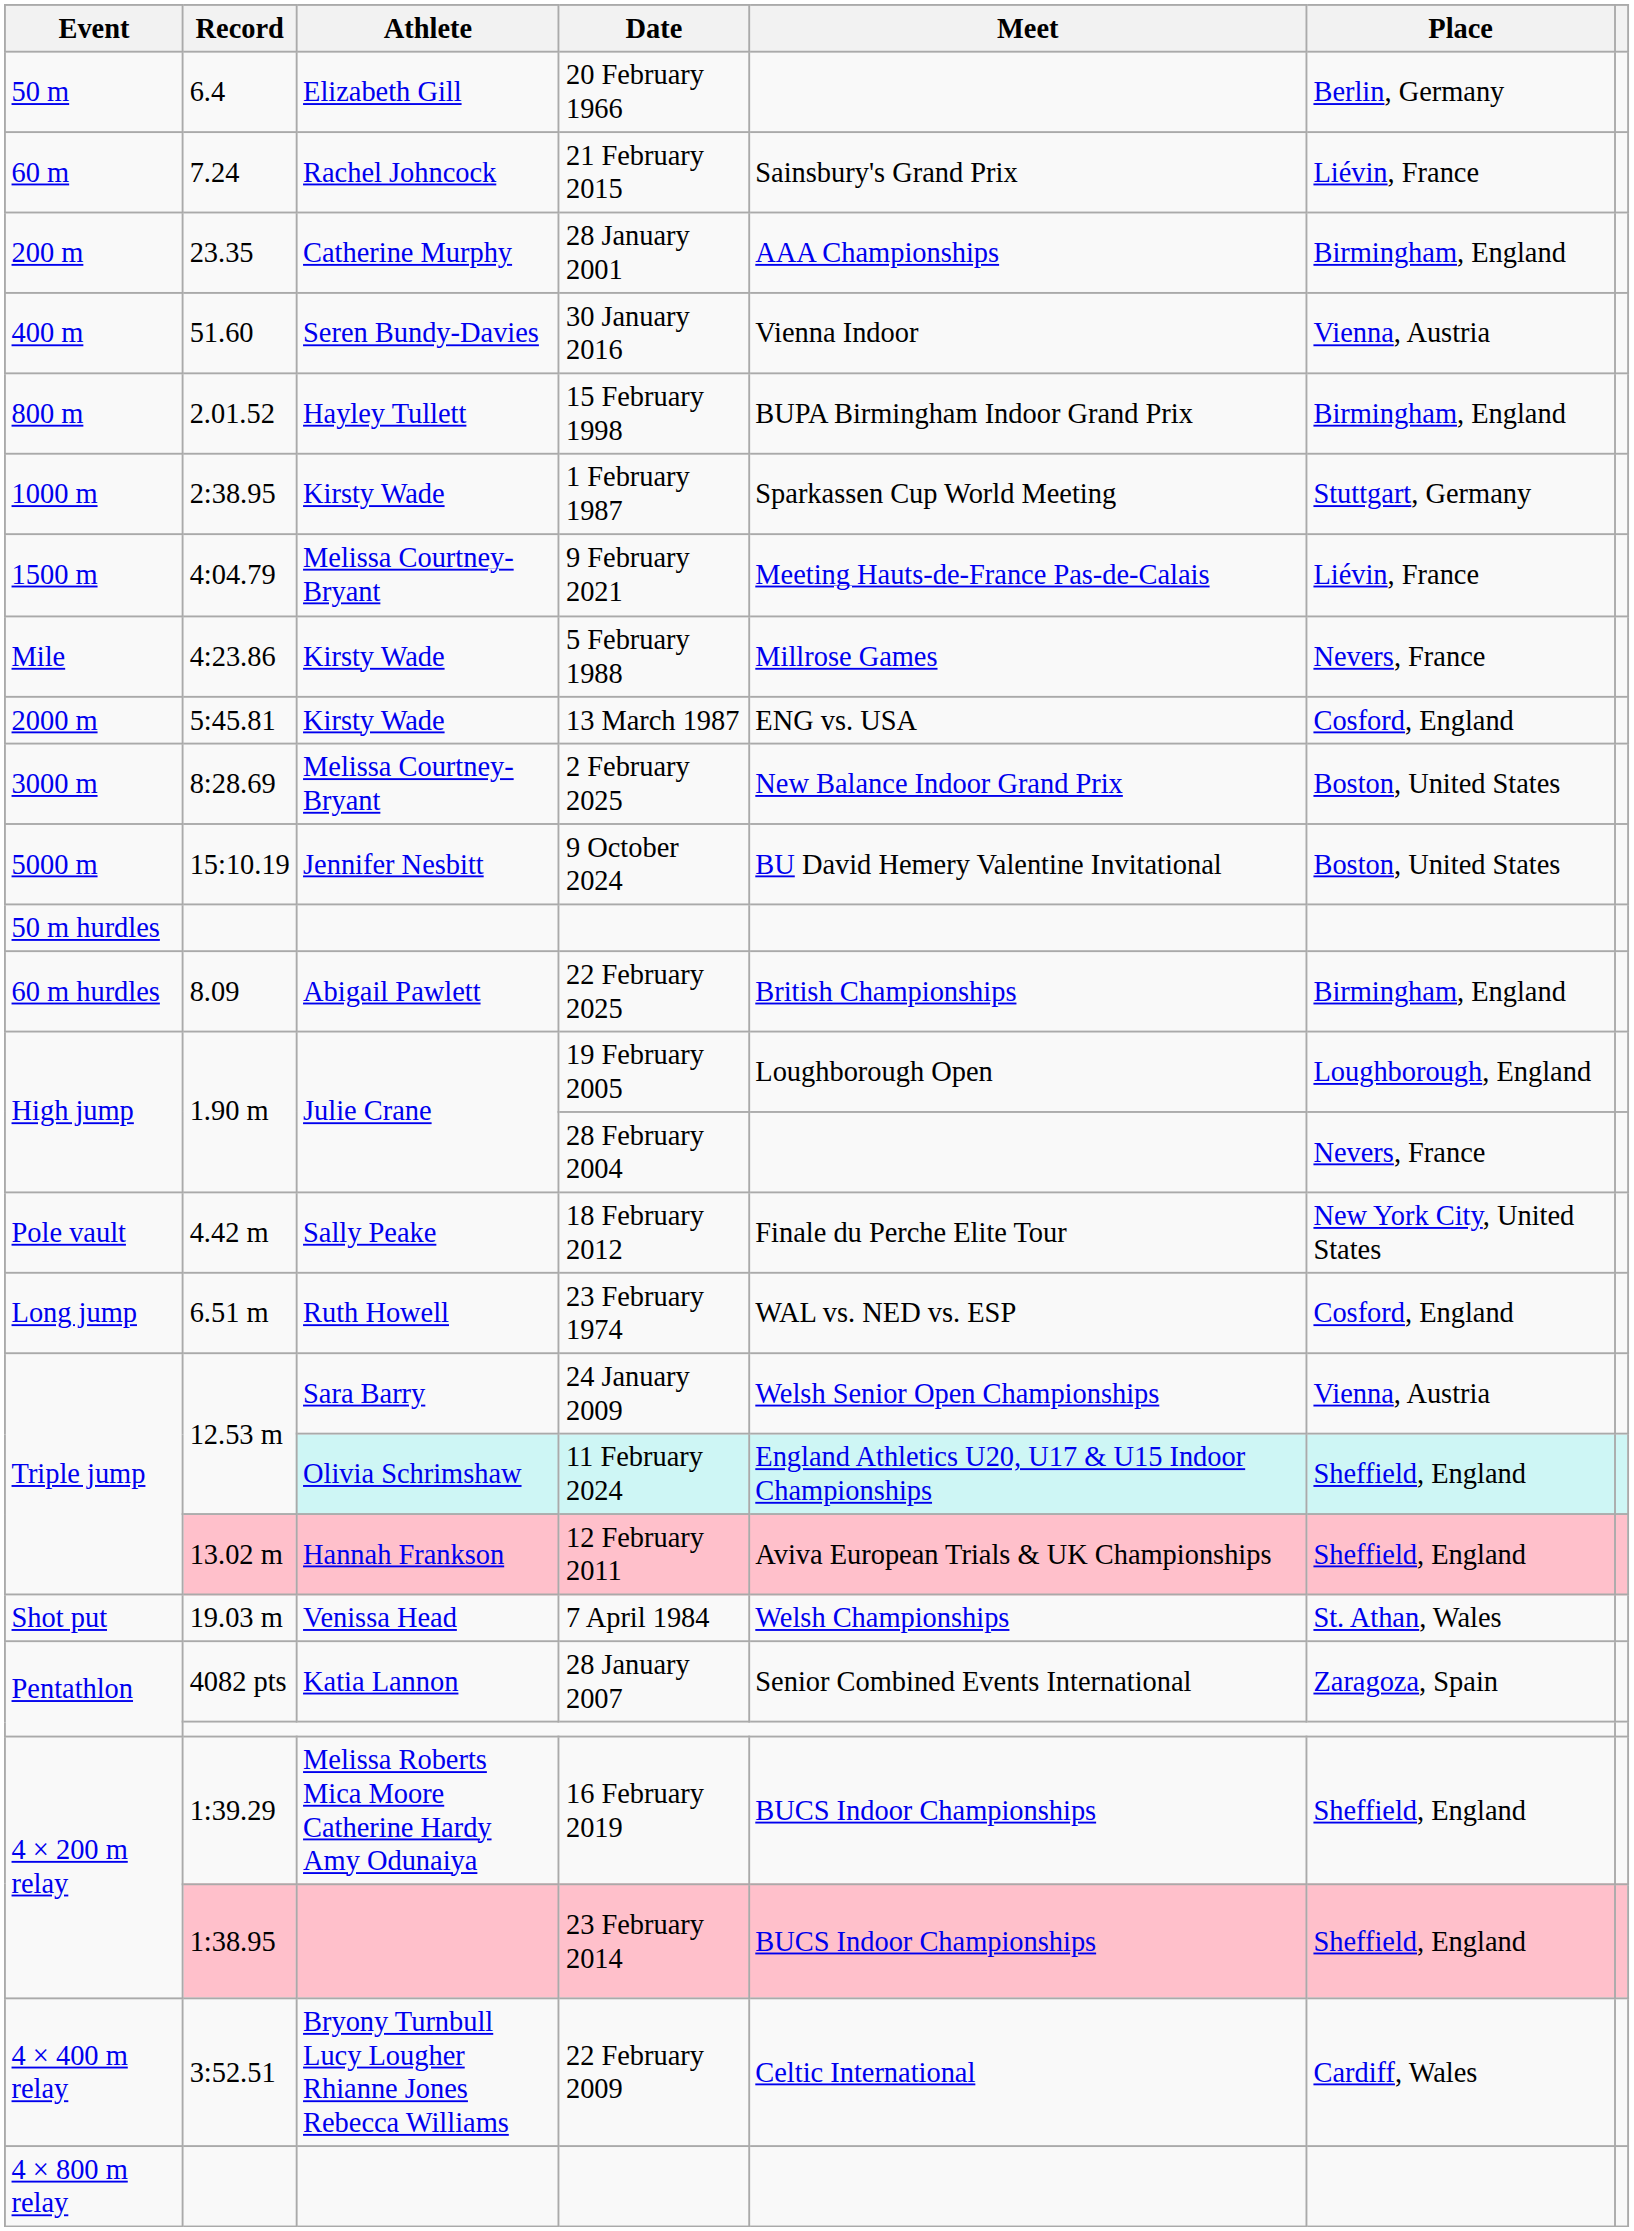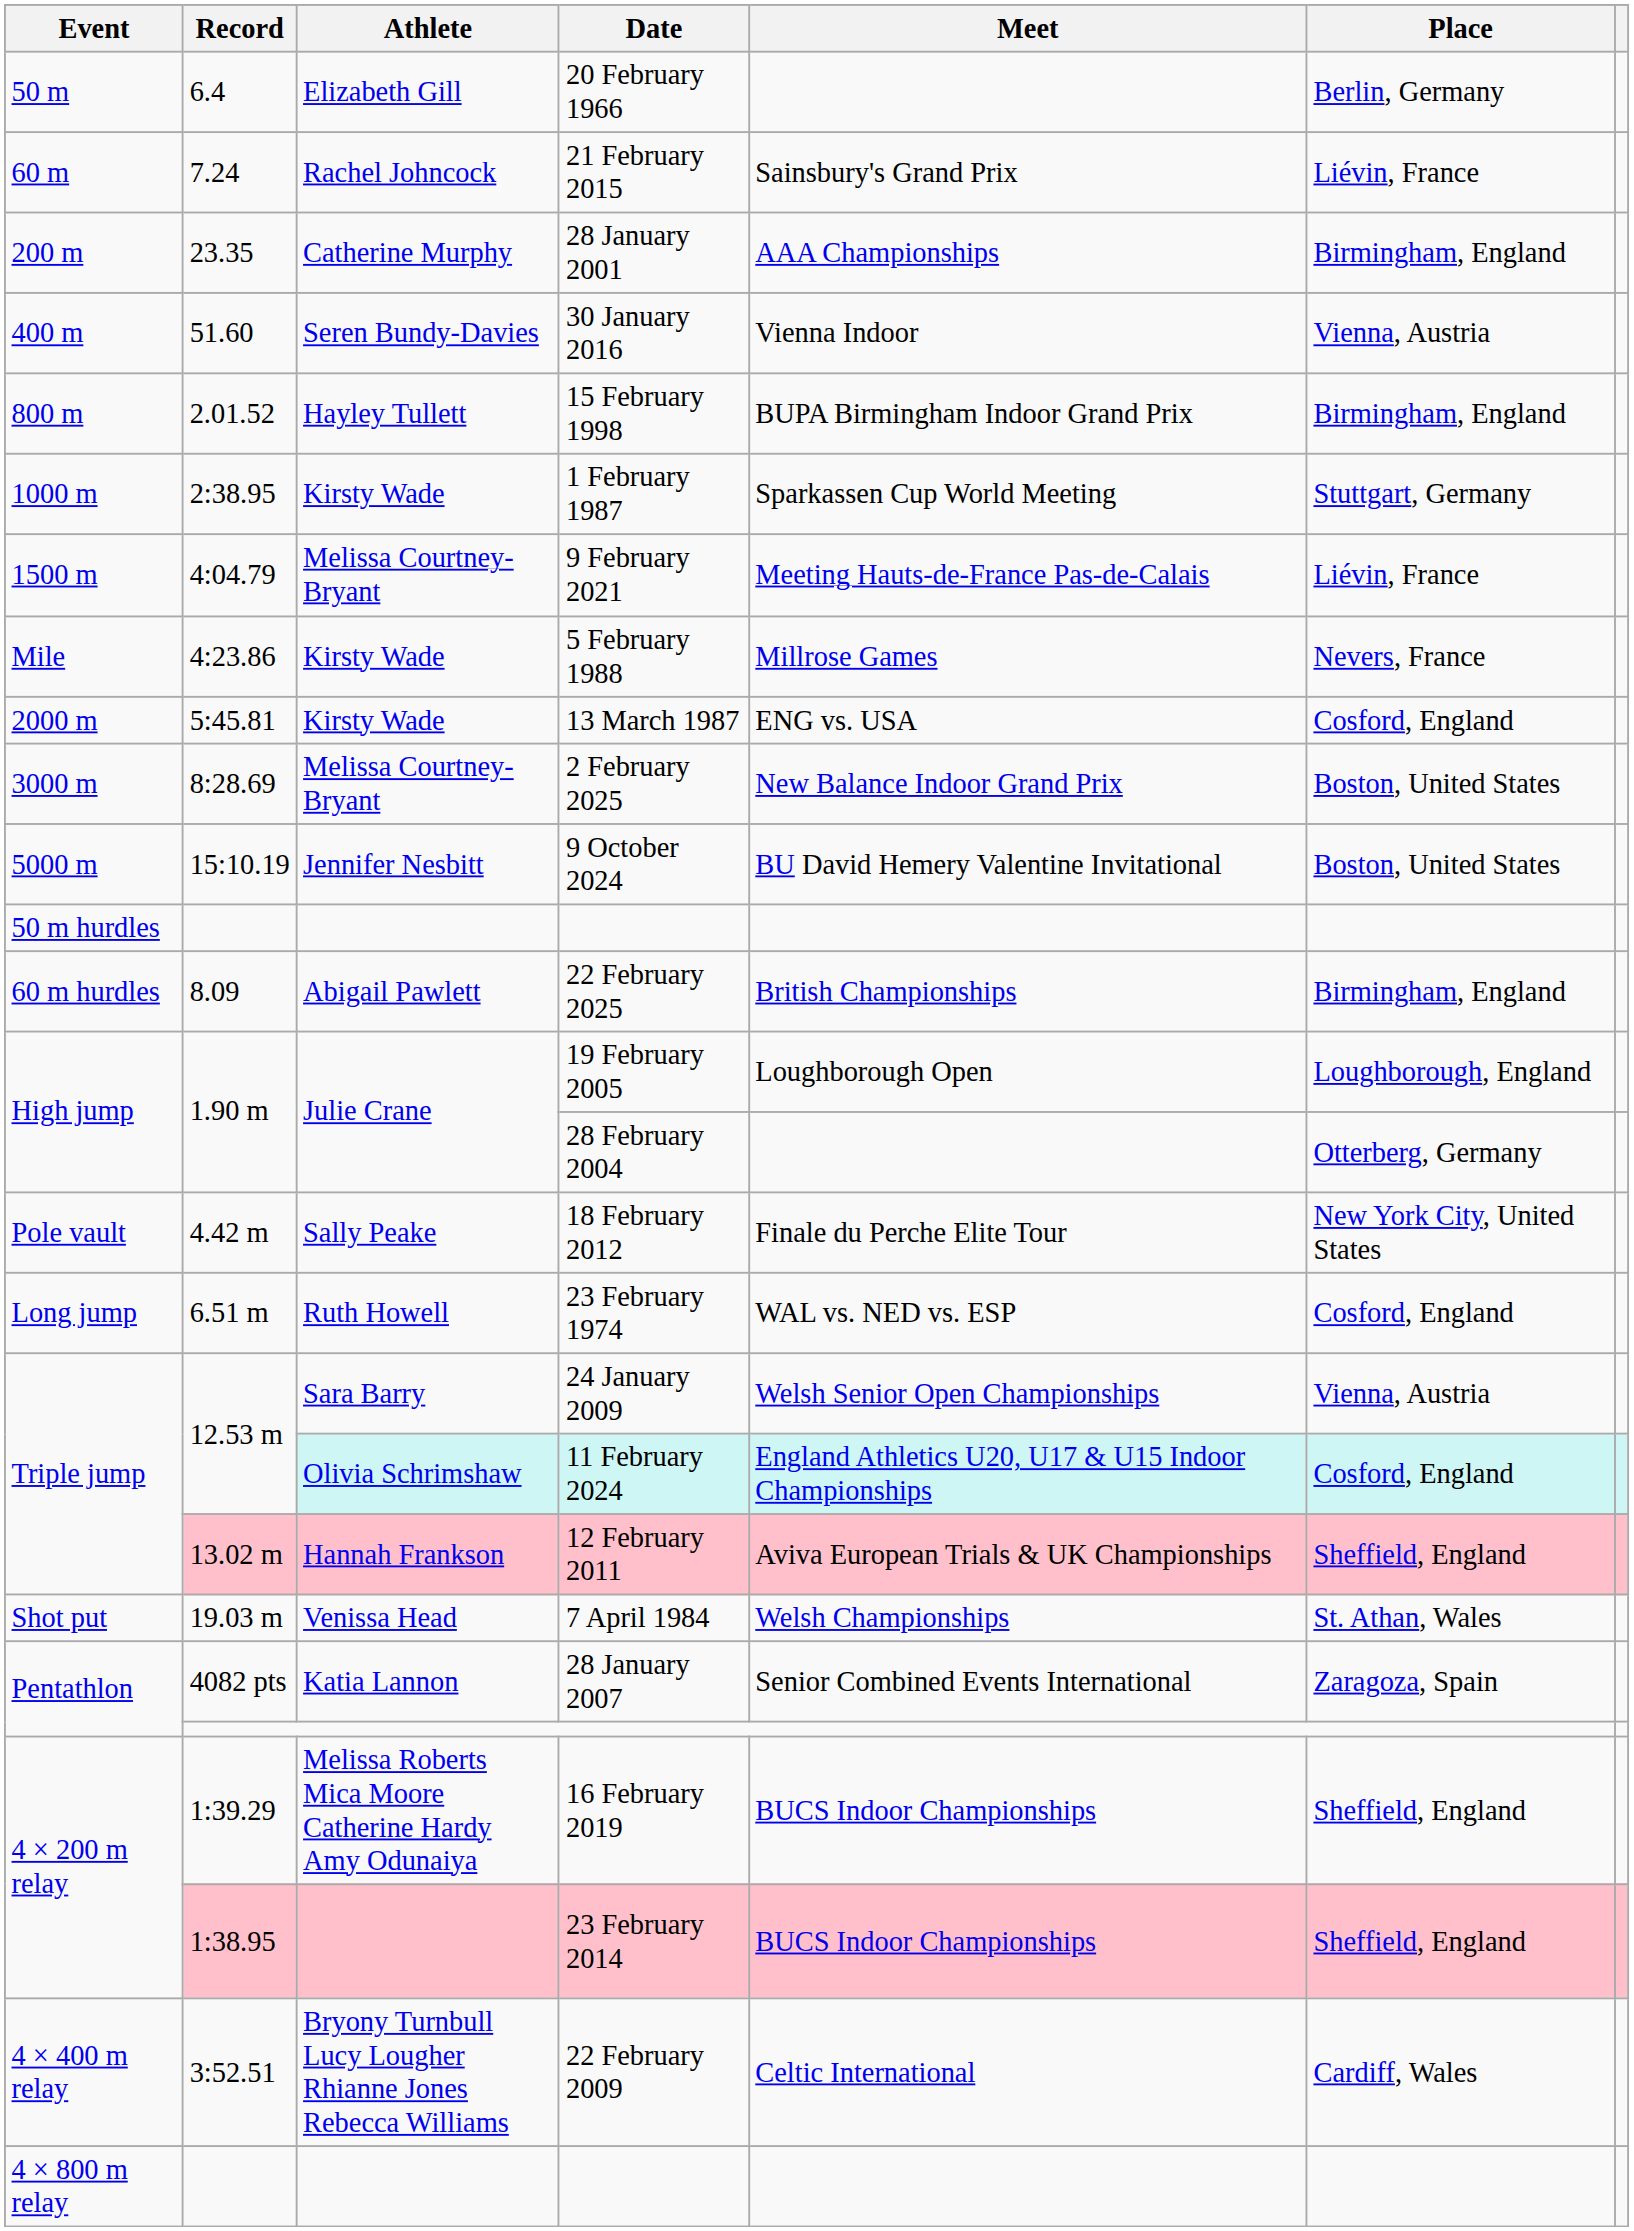(1399, 1151) Nevers, France -> (1428, 1151) Otterberg, Germany
(1420, 1473) Sheffield, England -> (1414, 1473) Cosford, England
